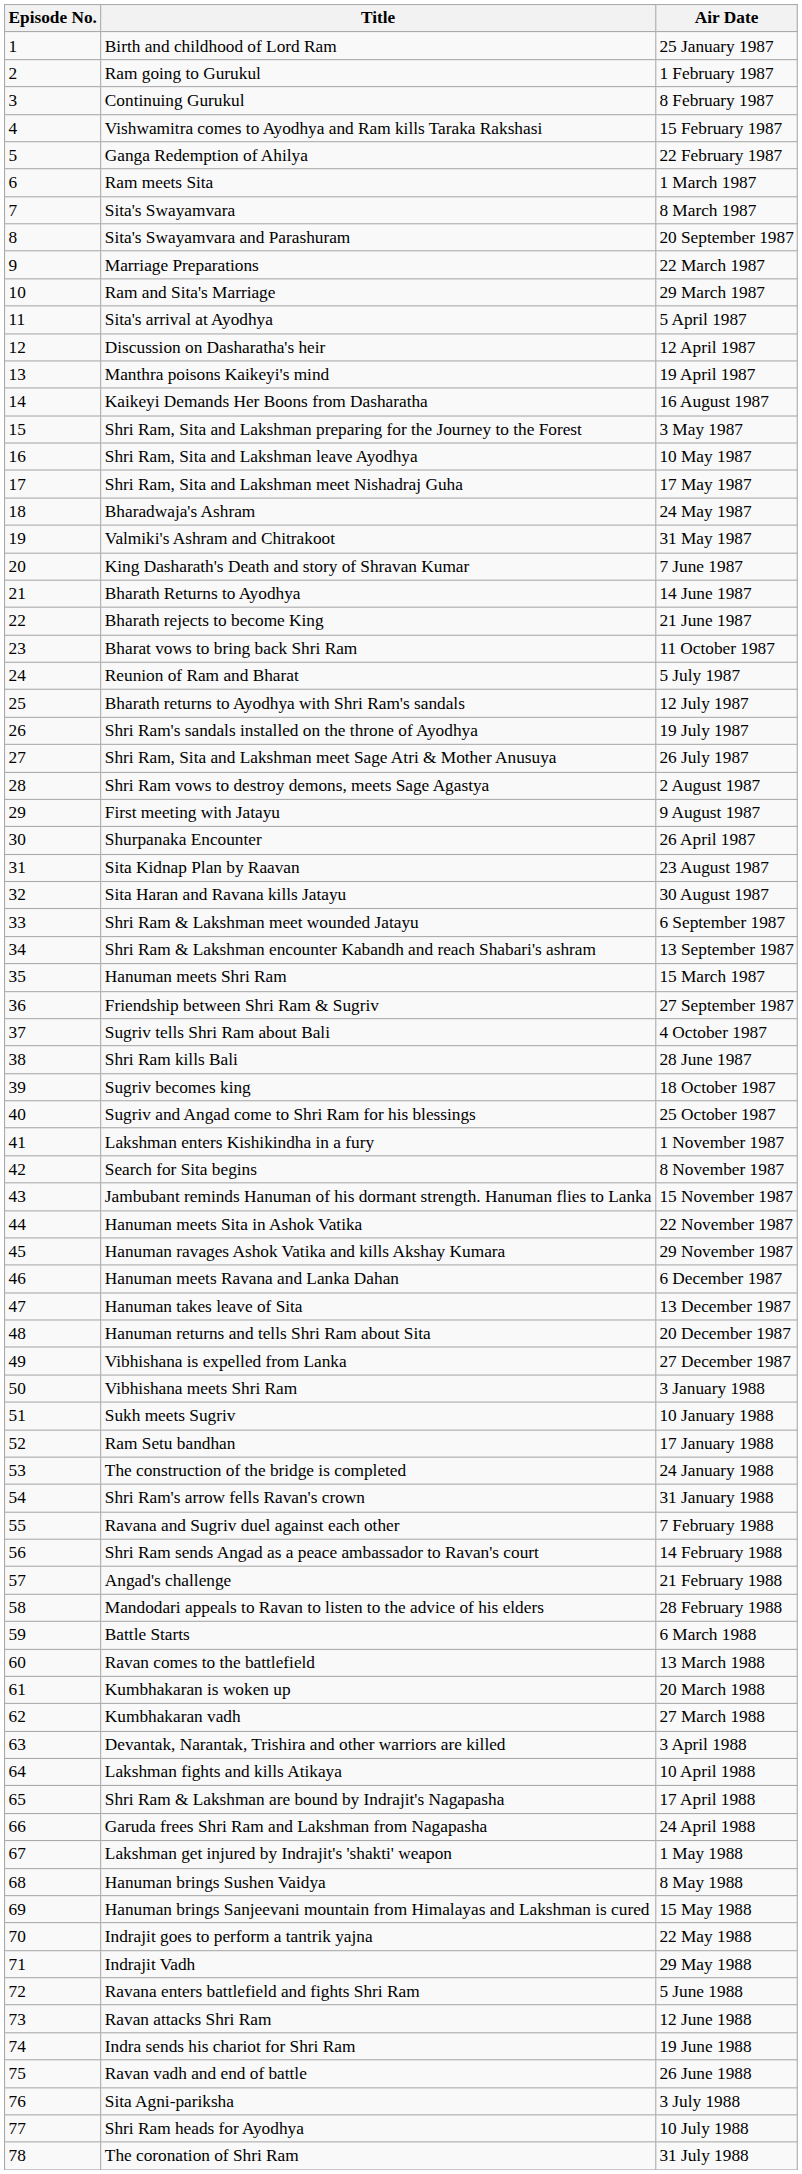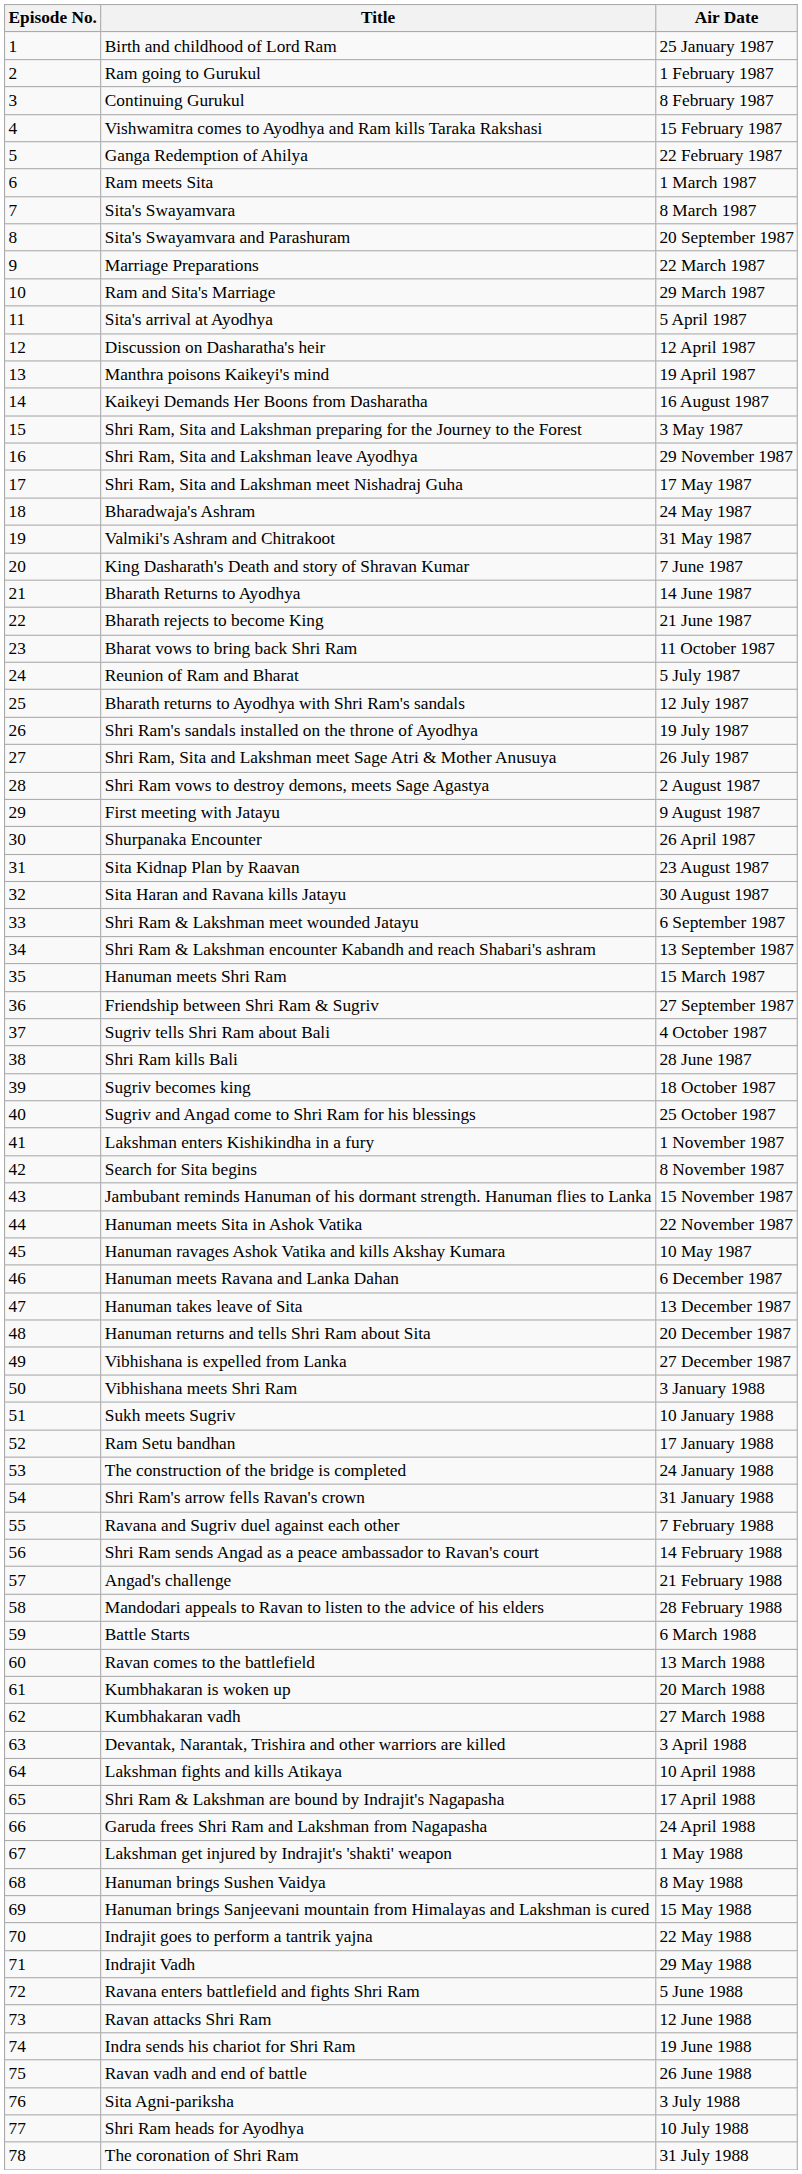(705, 456) 10 May 1987 -> (726, 456) 29 November 1987
(726, 1251) 29 November 1987 -> (705, 1251) 10 May 1987
